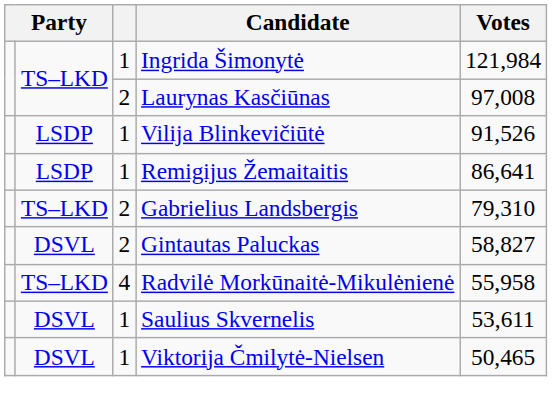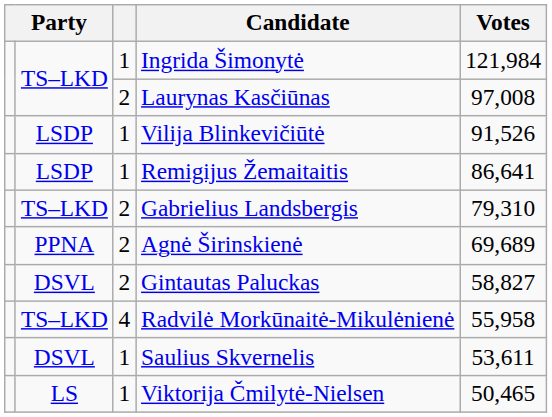+ row: (222, 245)
(64, 356) DSVL -> (64, 393) LS
